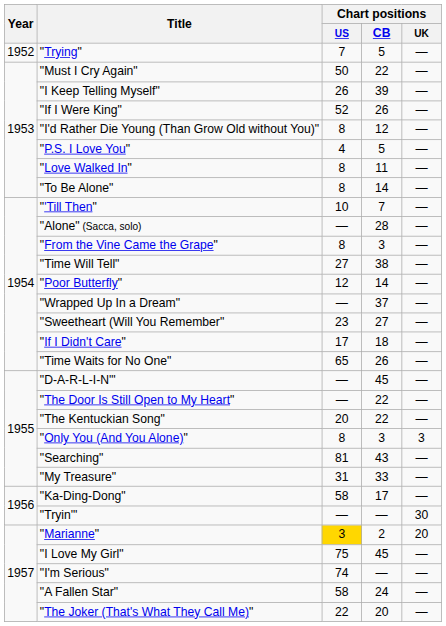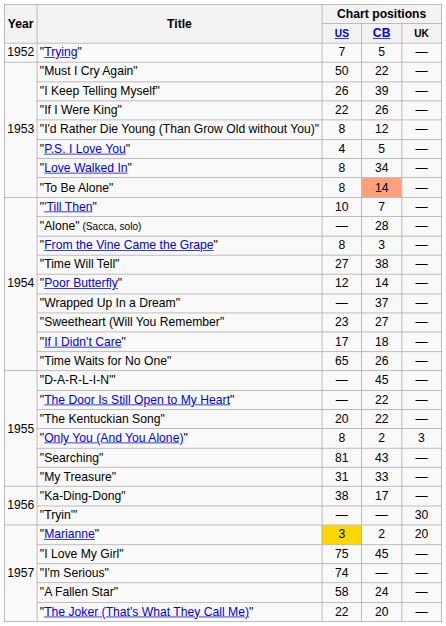(342, 110) 52 -> (342, 110) 22
(382, 168) 11 -> (382, 168) 34
(382, 187) no background -> (382, 187) lightsalmon background
(382, 438) 3 -> (382, 438) 2
(342, 496) 58 -> (342, 496) 38
